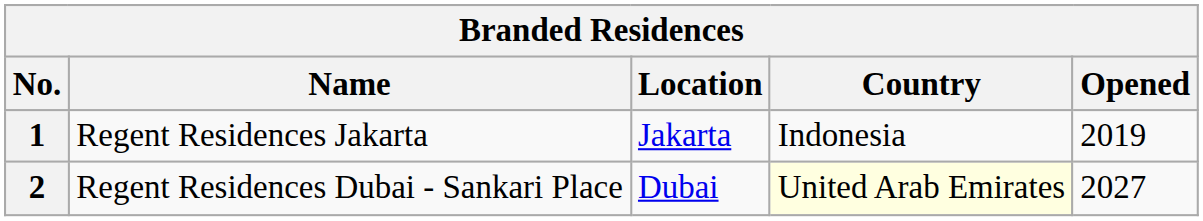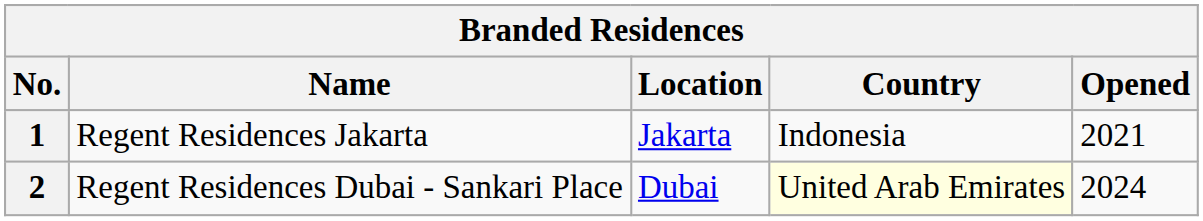(1113, 135) 2019 -> (1113, 135) 2021
(1113, 187) 2027 -> (1113, 187) 2024
